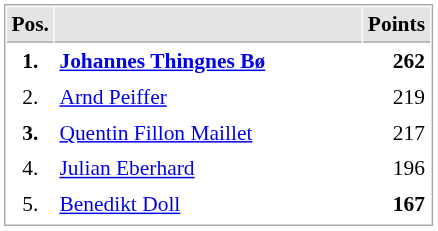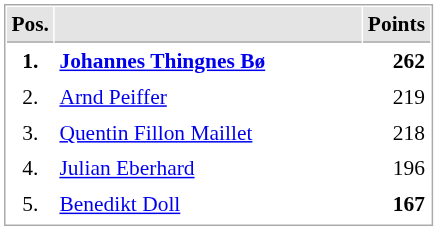(30, 132) bold -> (30, 132) normal
(409, 132) 217 -> (409, 132) 218
